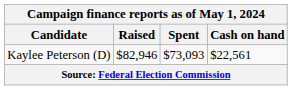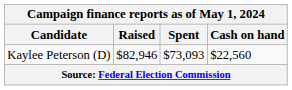(231, 54) $22,561 -> (231, 54) $22,560
